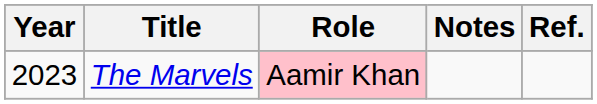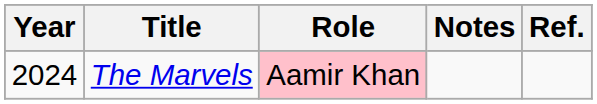(44, 74) 2023 -> (44, 74) 2024
